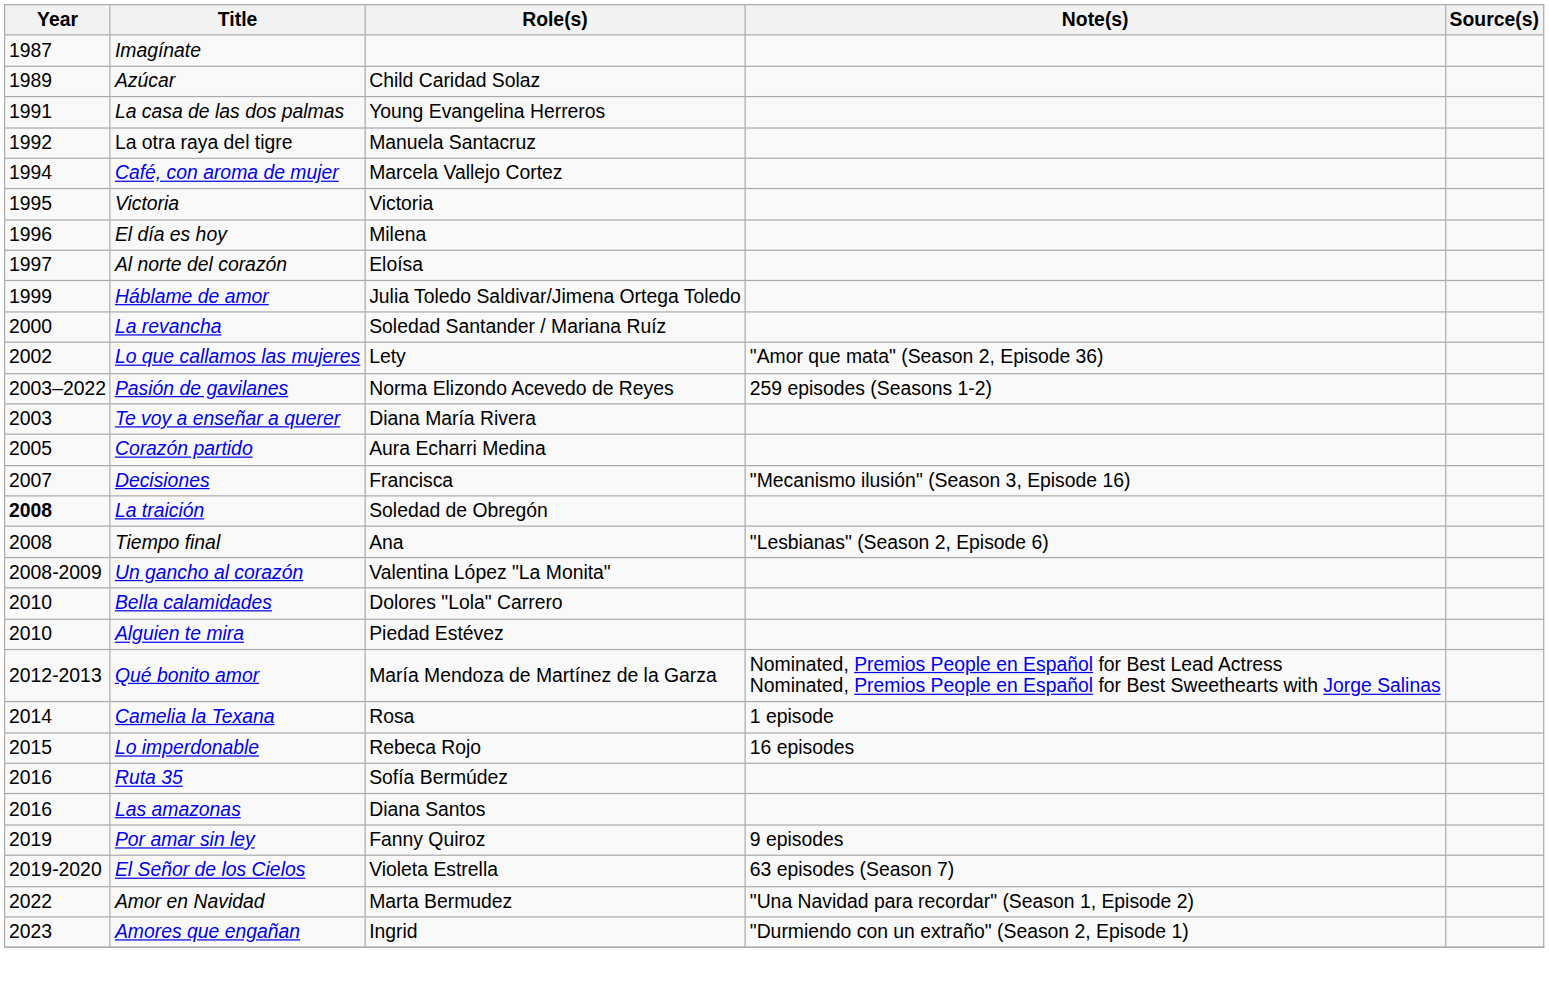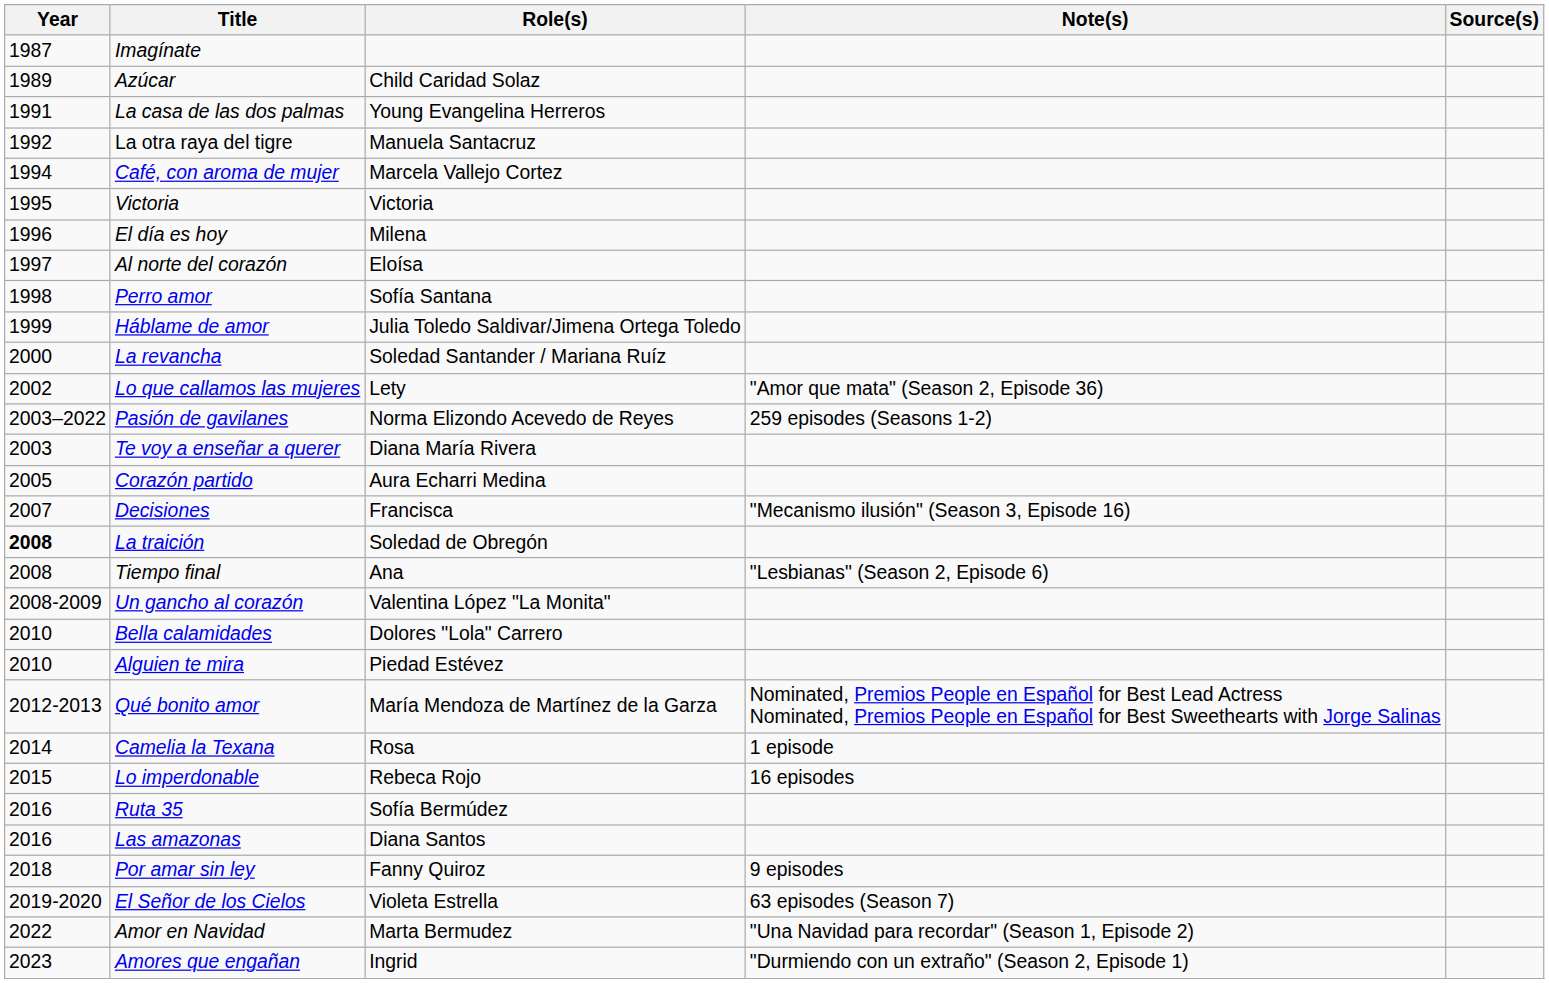+ row: (163, 296)
(31, 839) 2019 -> (31, 870) 2018
